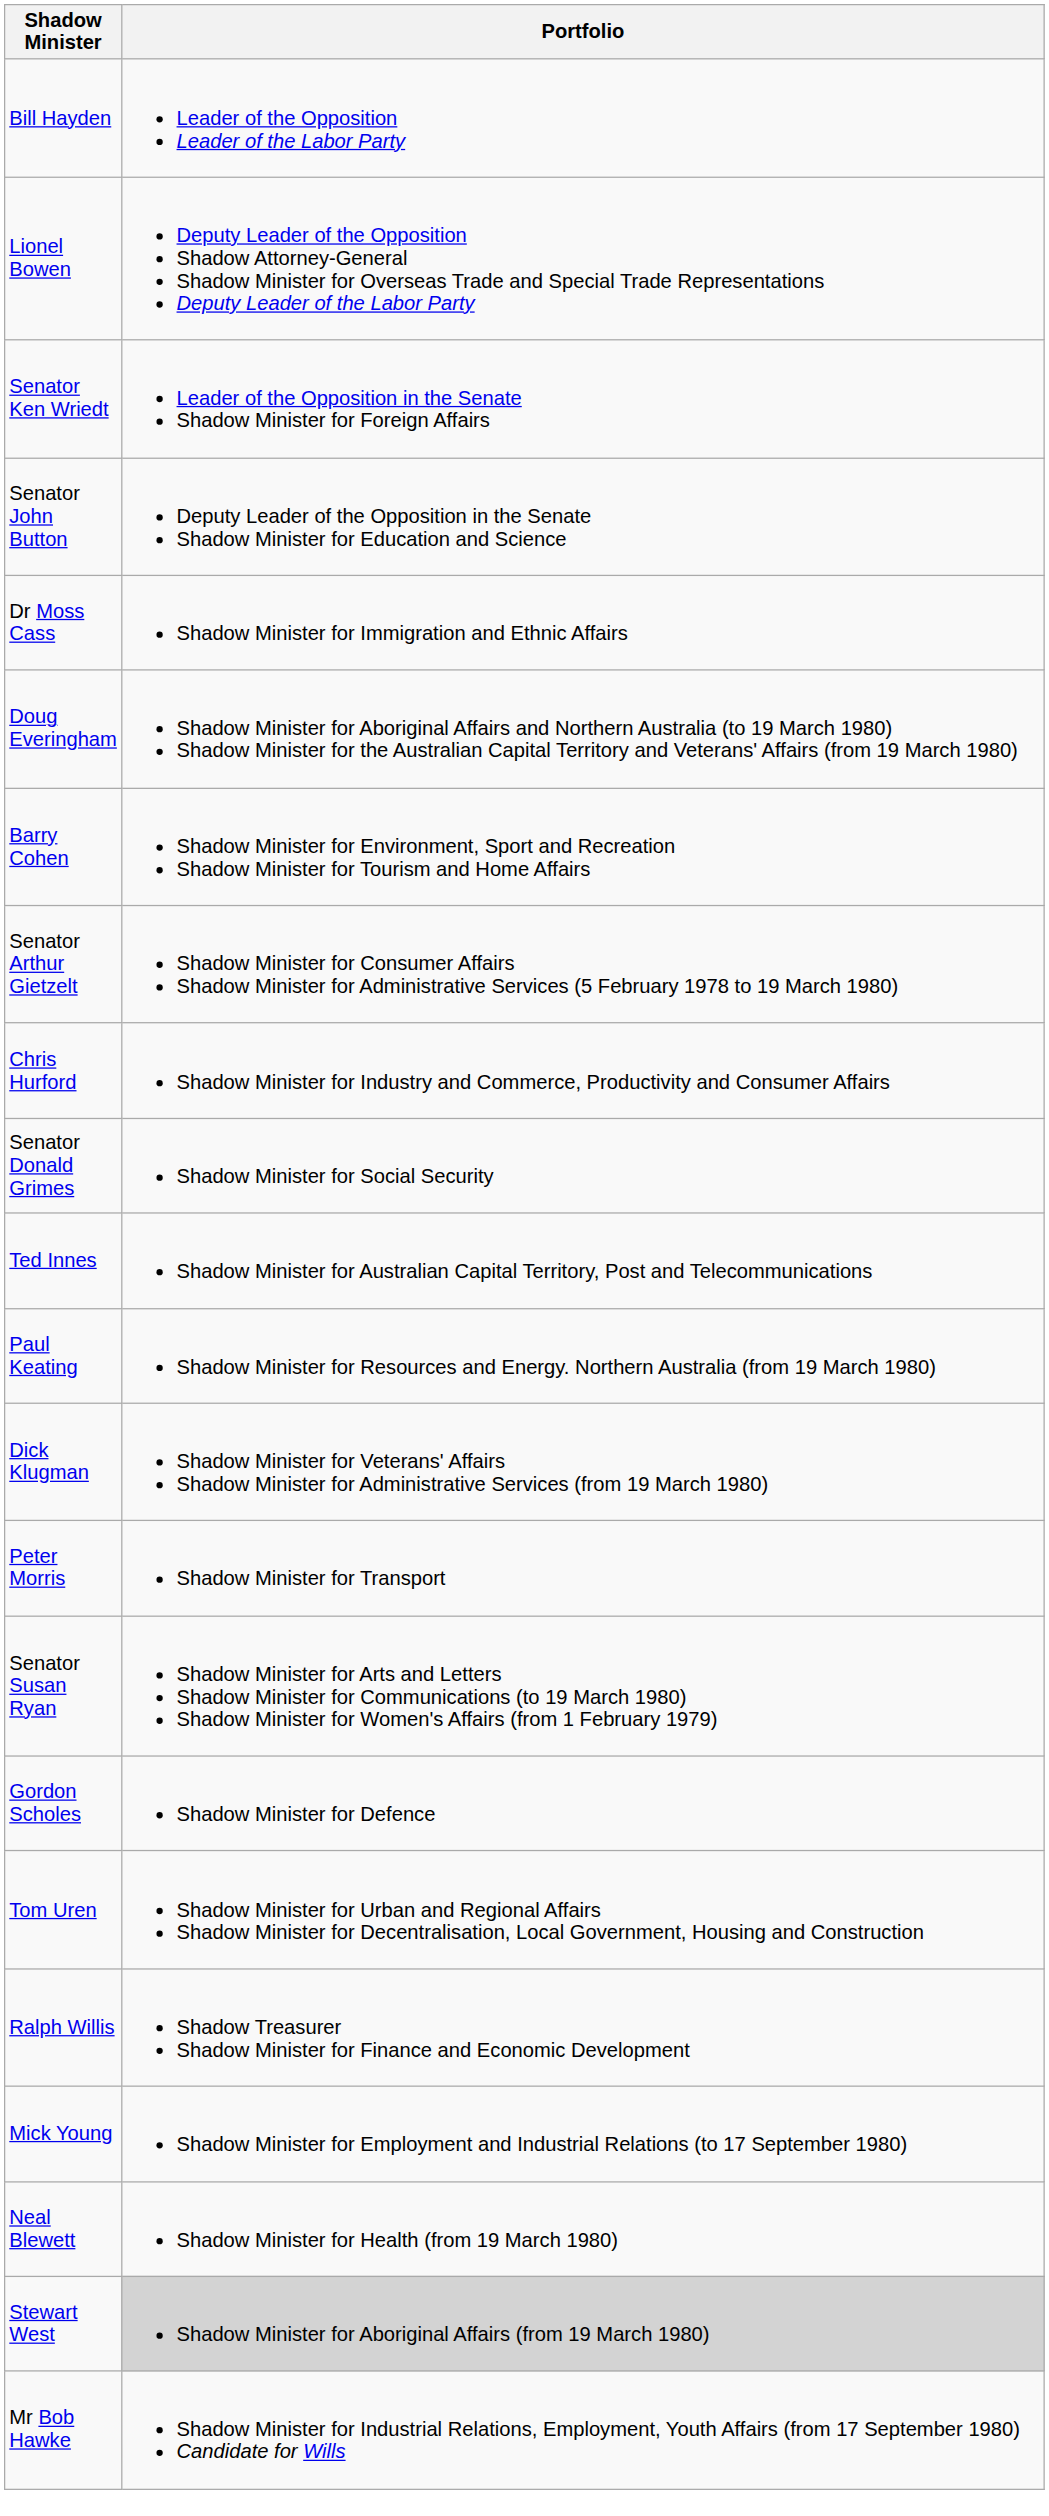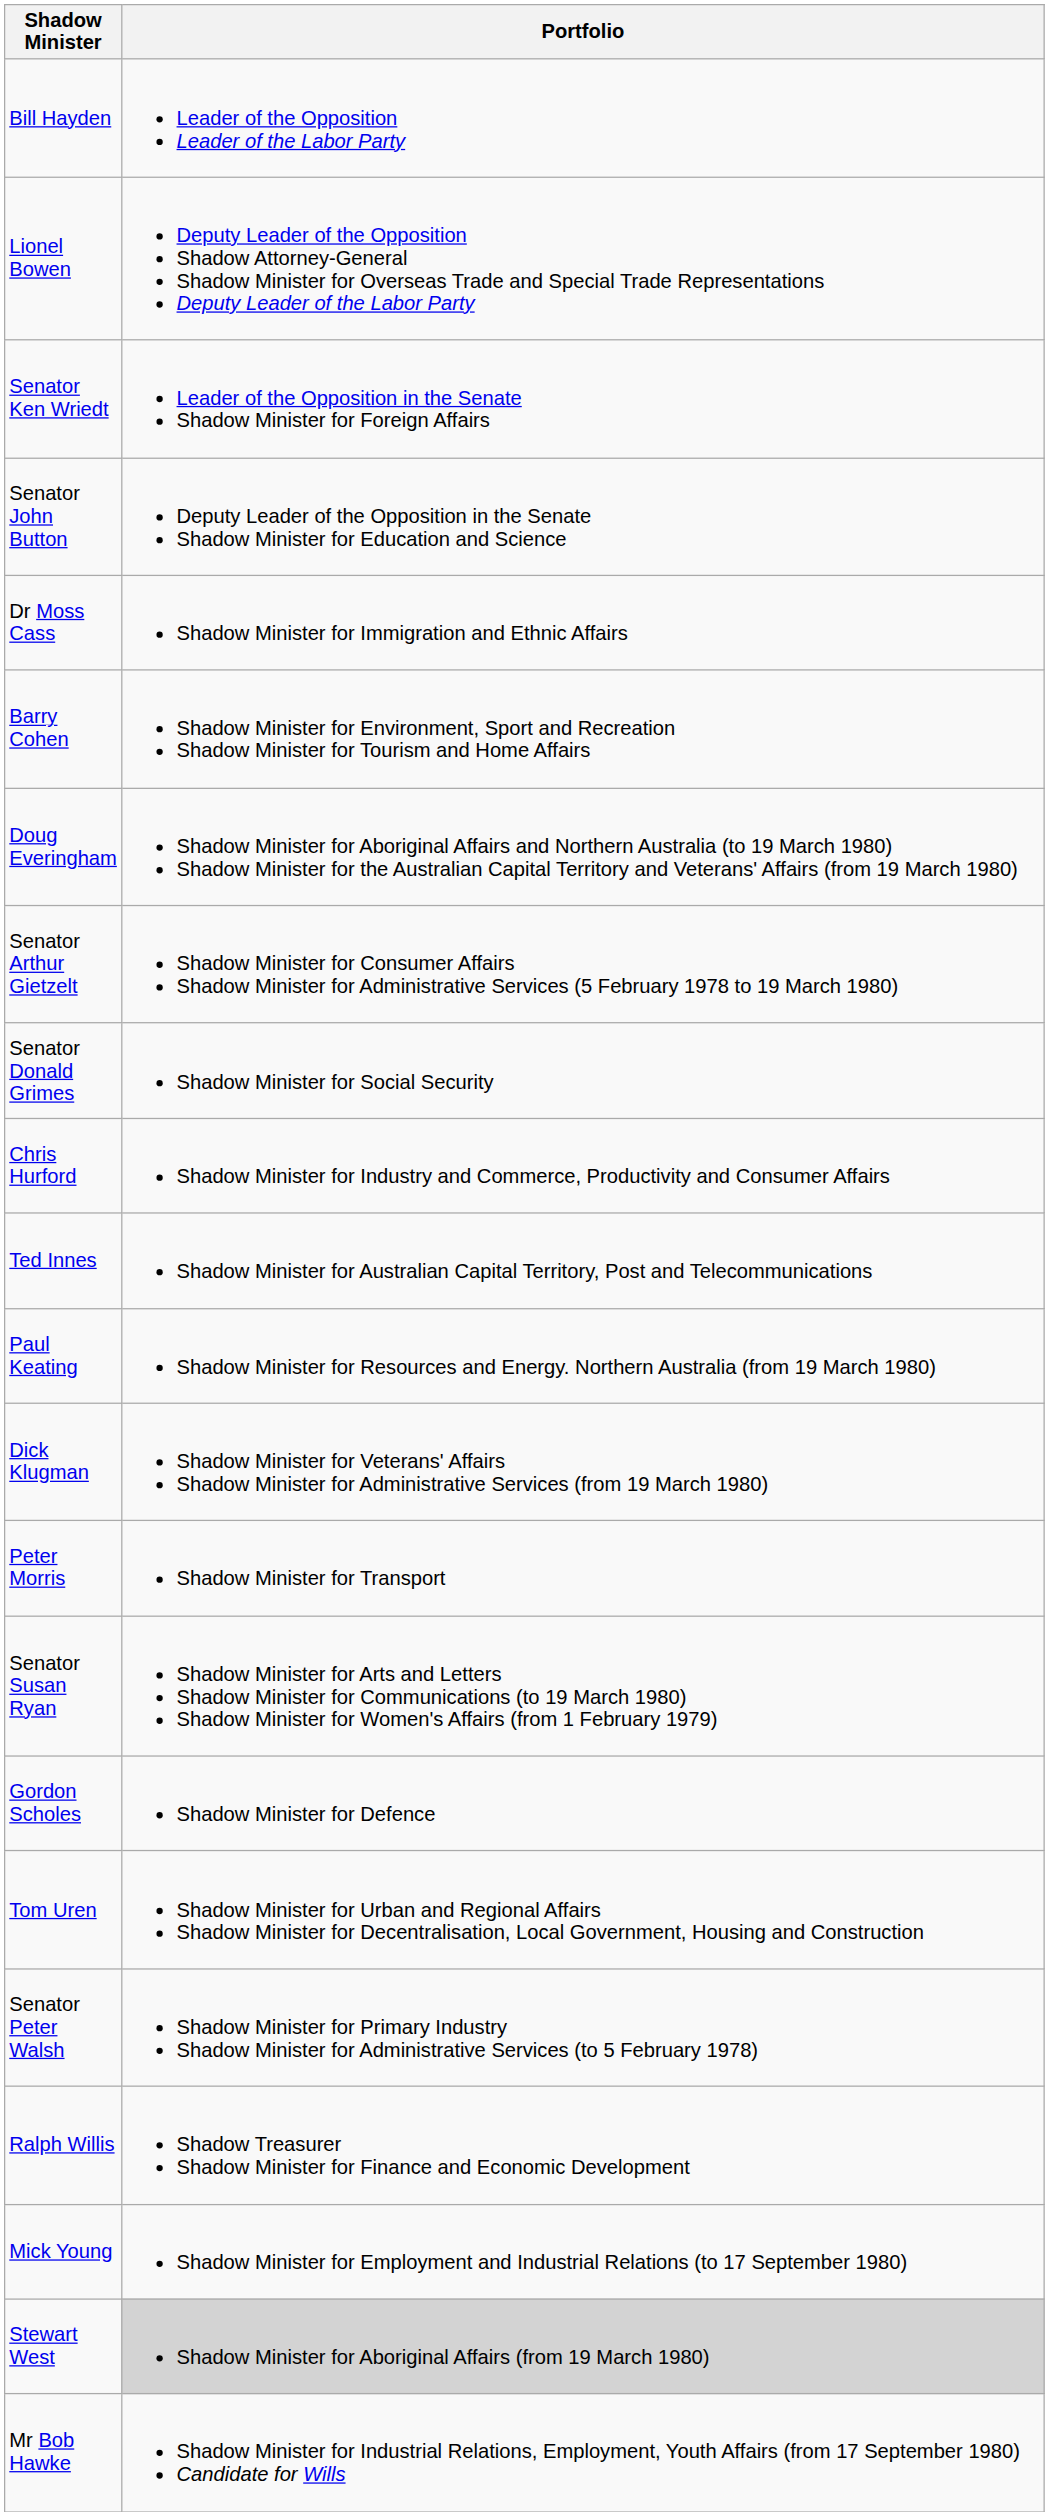rows swapped: (39, 846) <-> (63, 728)
rows swapped: (45, 1165) <-> (43, 1070)
+ row: (45, 2027)
- row: (42, 2228)
